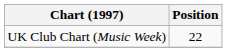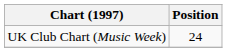(195, 36) 22 -> (195, 36) 24
